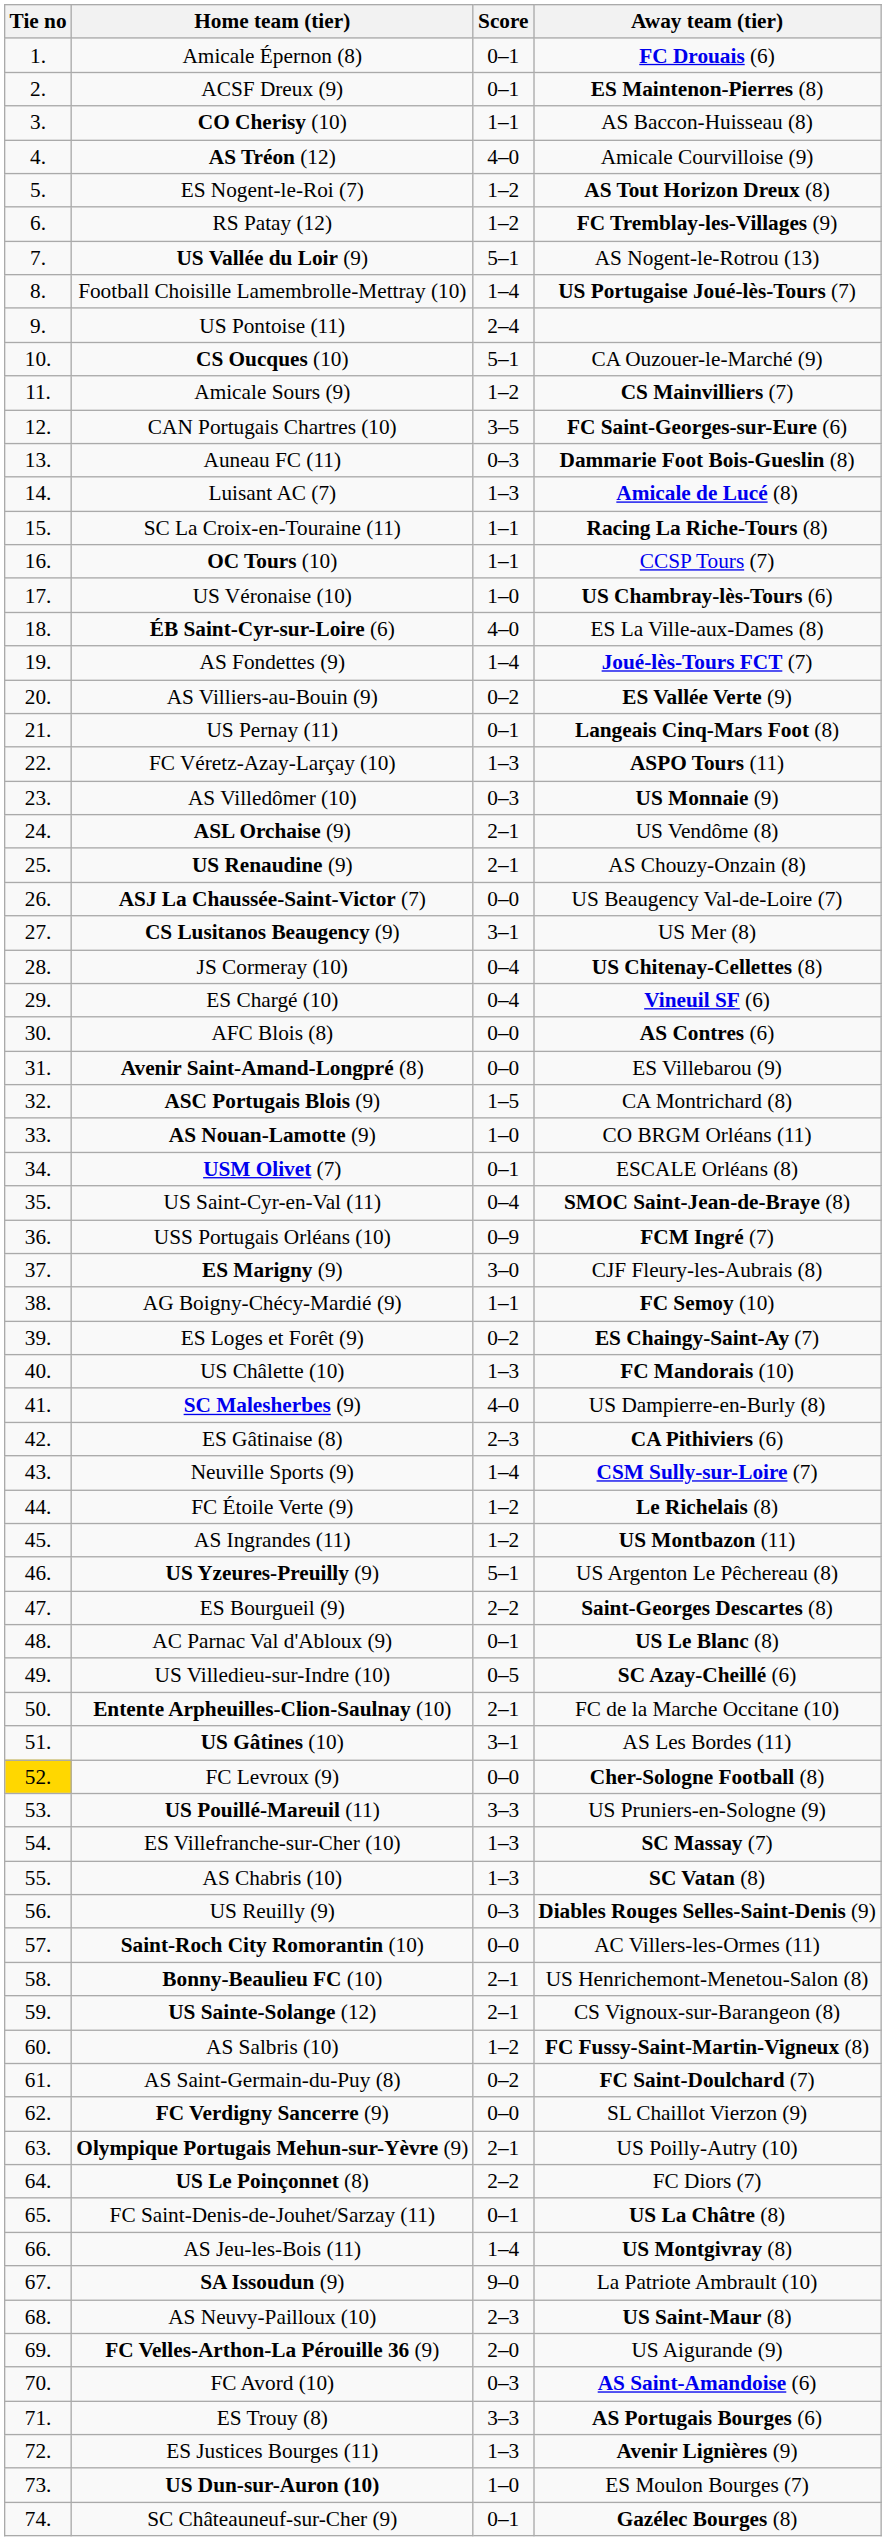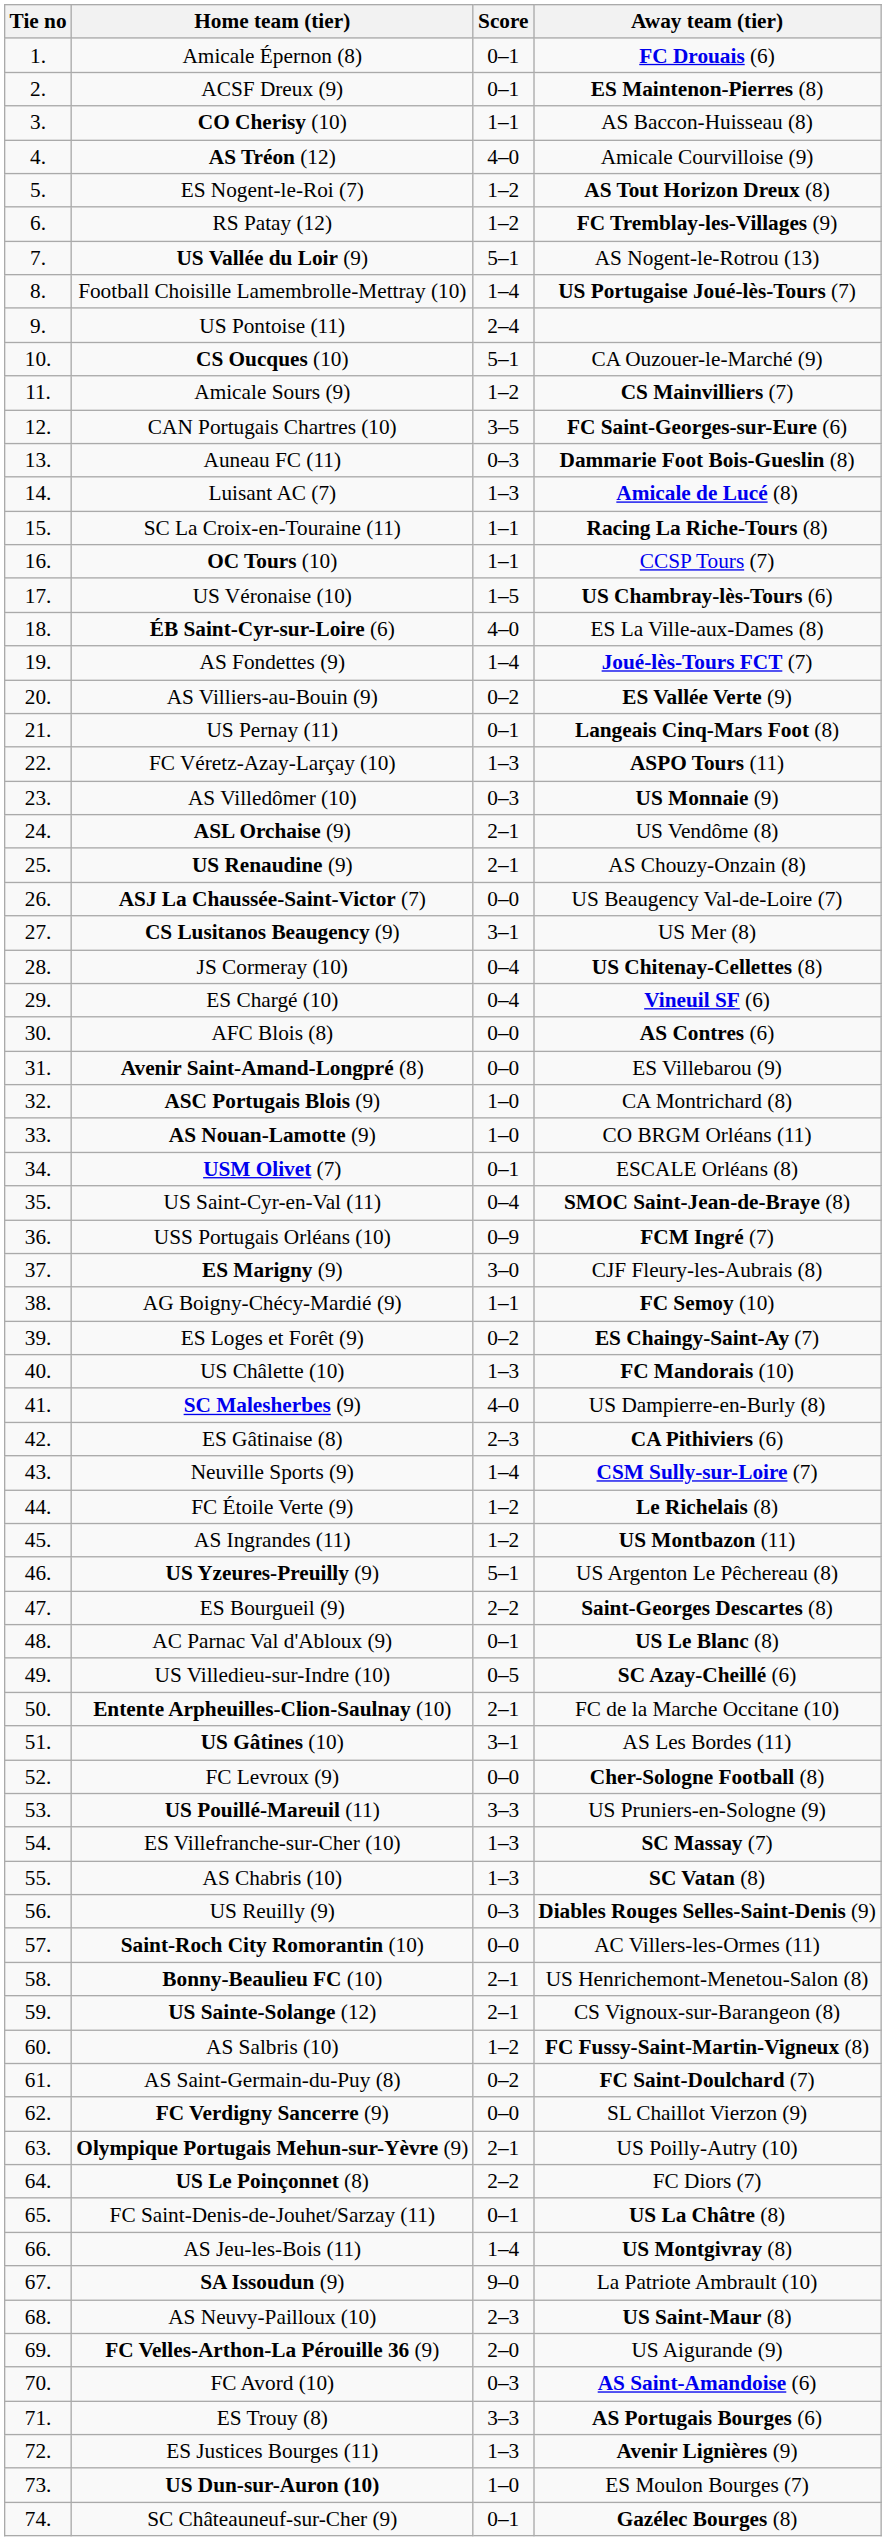(503, 595) 1–0 -> (503, 595) 1–5
(503, 1101) 1–5 -> (503, 1101) 1–0
(38, 1776) gold background -> (38, 1776) no background
